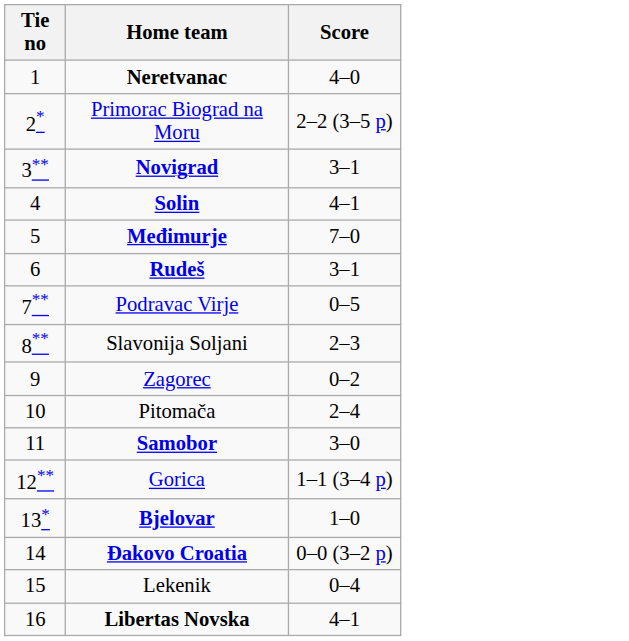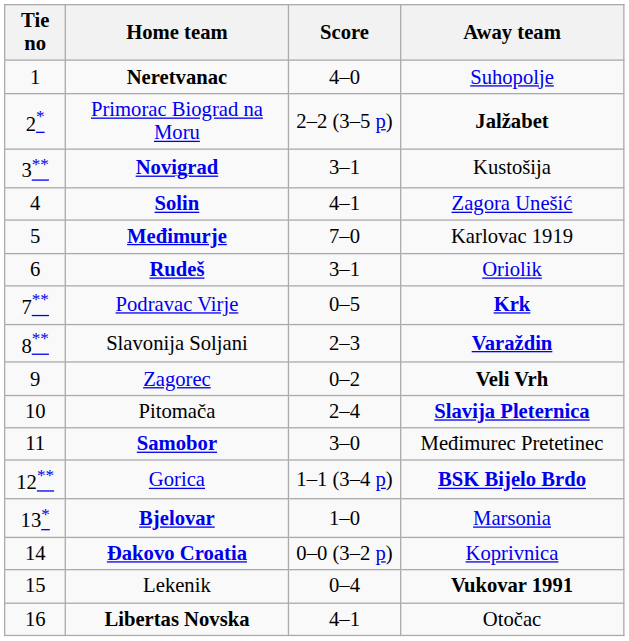+ column: (512, 32)
